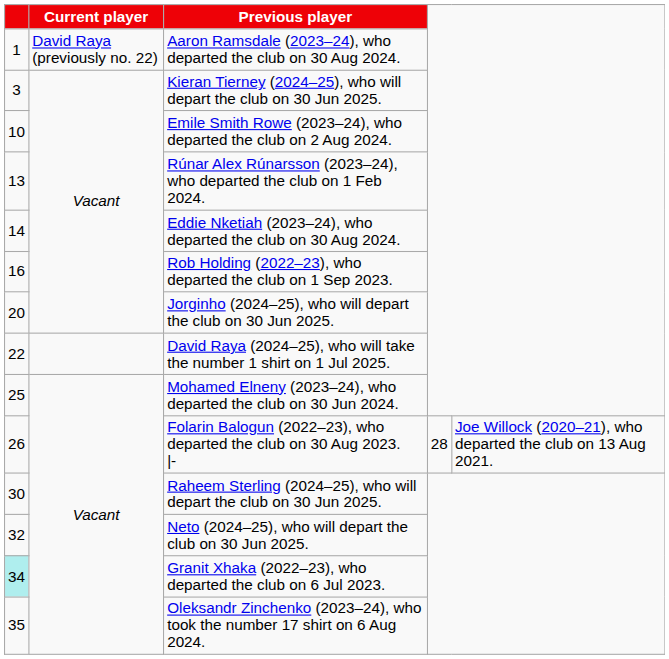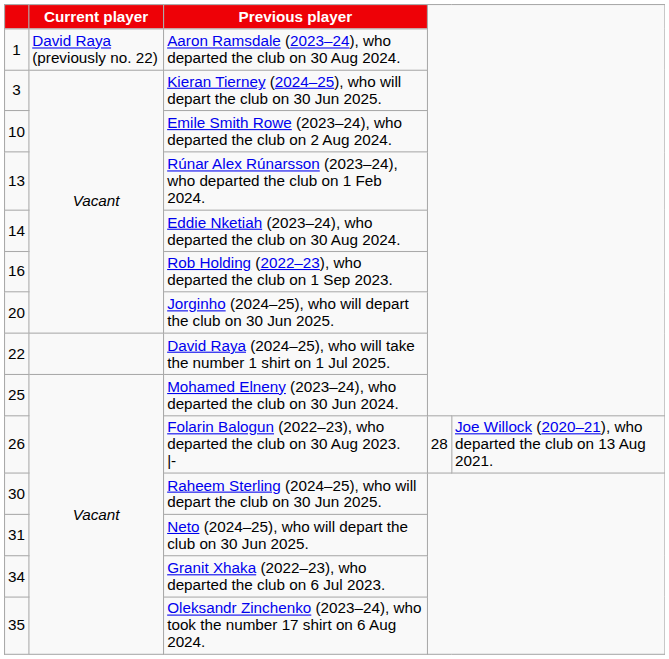(17, 535) 32 -> (17, 535) 31
(17, 576) paleturquoise background -> (17, 576) no background
